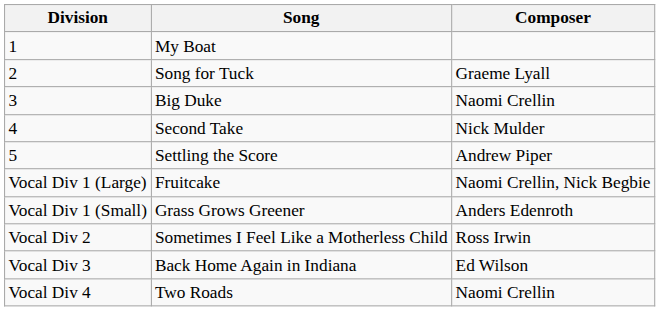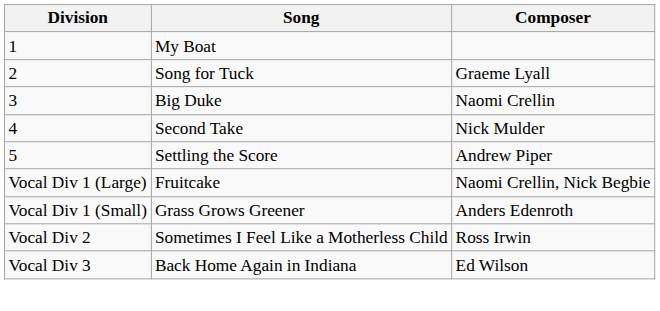- row: (50, 292)
